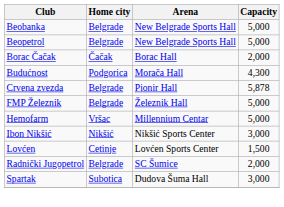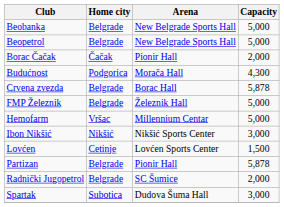(156, 57) Borac Hall -> (156, 57) Pionir Hall
(156, 88) Pionir Hall -> (156, 88) Borac Hall
+ row: (22, 164)
